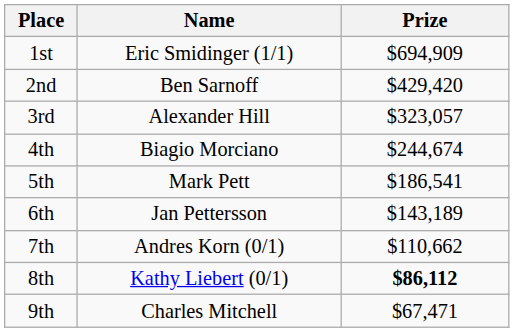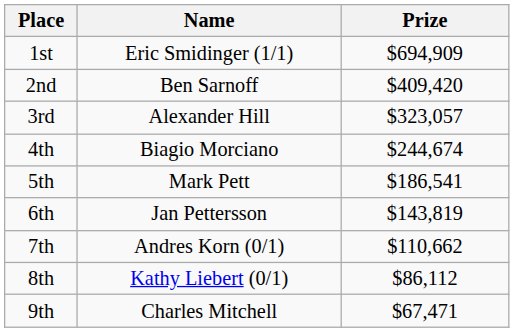(425, 85) $429,420 -> (425, 85) $409,420
(425, 213) $143,189 -> (425, 213) $143,819
(425, 278) bold -> (425, 278) normal
